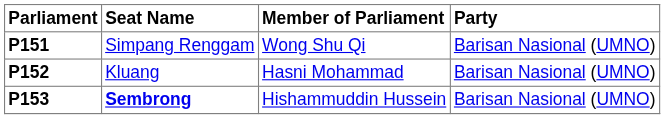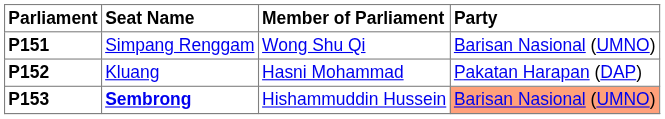(555, 72) Barisan Nasional (UMNO) -> (548, 72) Pakatan Harapan (DAP)
(555, 99) no background -> (555, 99) lightsalmon background
